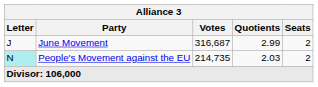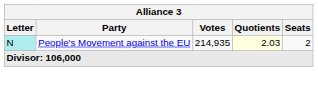- row: (73, 43)
(212, 58) 214,735 -> (212, 43) 214,935
(271, 58) no background -> (271, 43) lightyellow background
